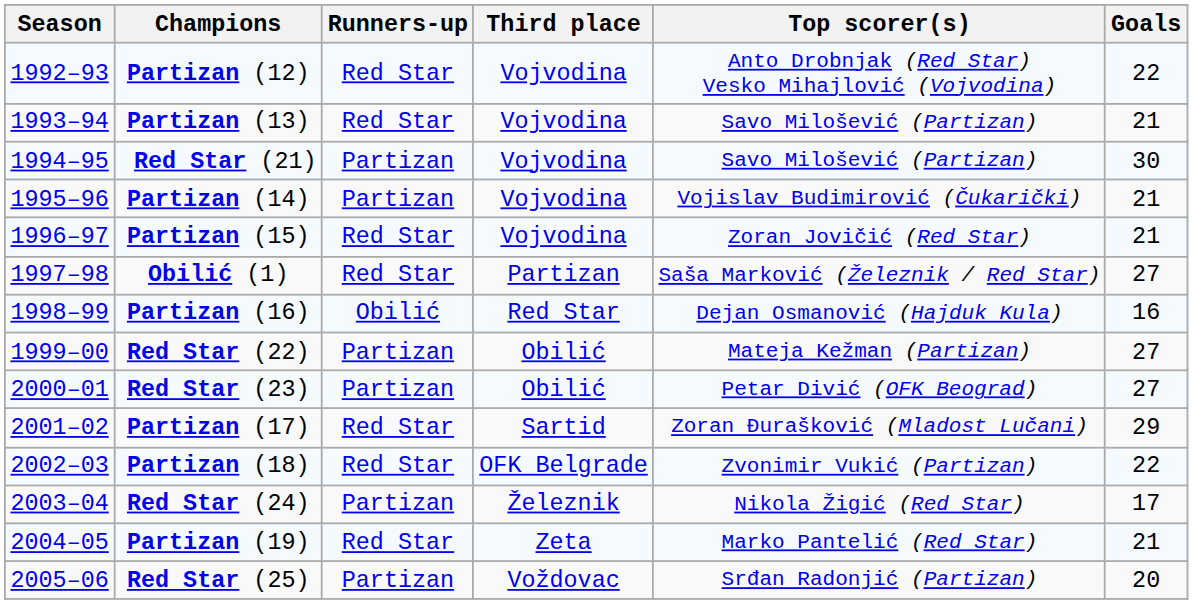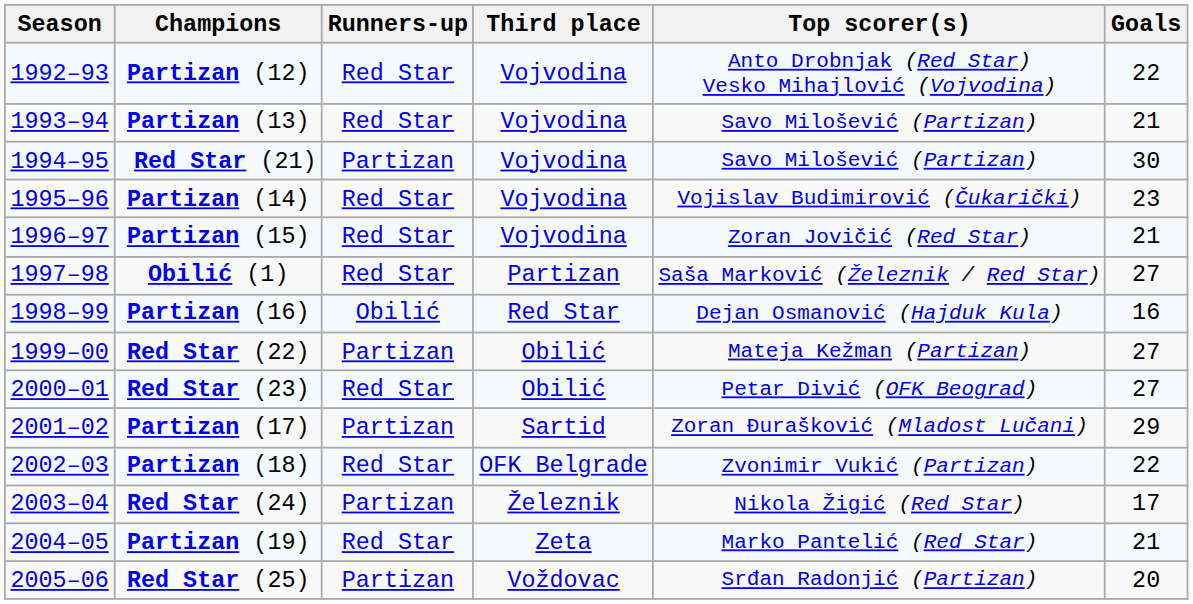(398, 199) Partizan -> (398, 199) Red Star
(1146, 199) 21 -> (1146, 199) 23
(398, 390) Partizan -> (398, 390) Red Star
(398, 428) Red Star -> (398, 428) Partizan
